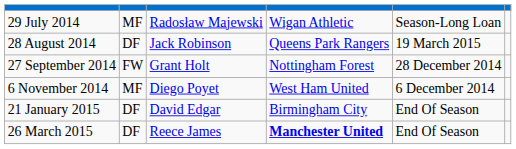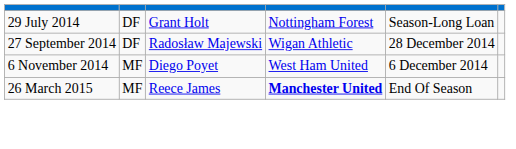(132, 21) MF -> (131, 21) DF
(206, 21) Radosław Majewski -> (179, 21) Grant Holt
(311, 21) Wigan Athletic -> (321, 21) Nottingham Forest
- row: (52, 44)
(133, 66) FW -> (131, 44) DF
(180, 66) Grant Holt -> (205, 44) Radosław Majewski
(322, 66) Nottingham Forest -> (311, 44) Wigan Athletic
- row: (54, 110)
(131, 132) DF -> (132, 88) MF
